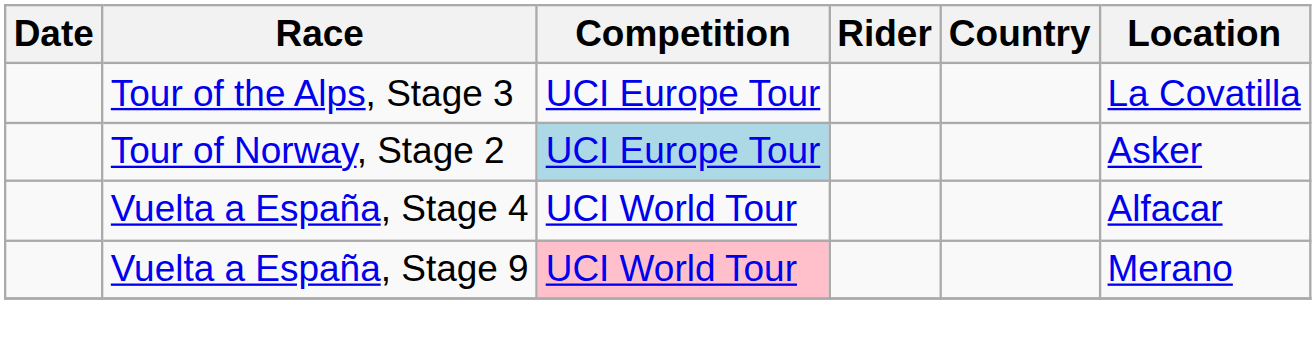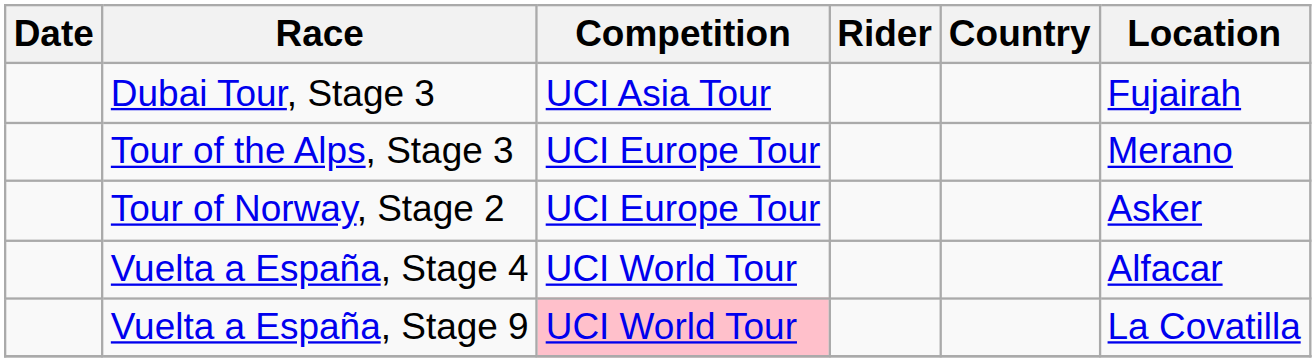+ row: (273, 92)
(1204, 92) La Covatilla -> (1170, 151) Merano
(683, 151) lightblue background -> (683, 209) no background
(1170, 268) Merano -> (1204, 326) La Covatilla
